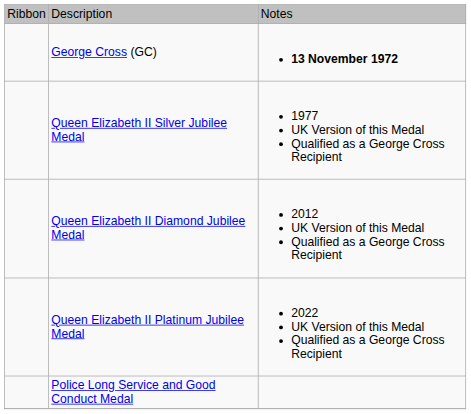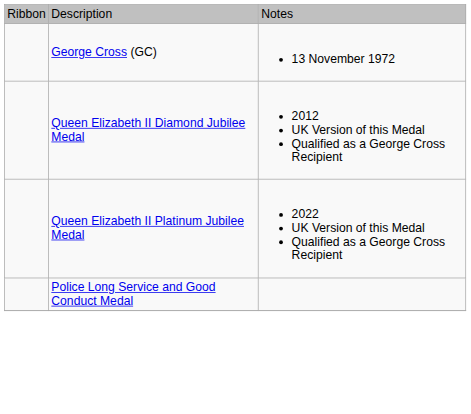(362, 59) bold -> (362, 59) normal
- row: (139, 130)
